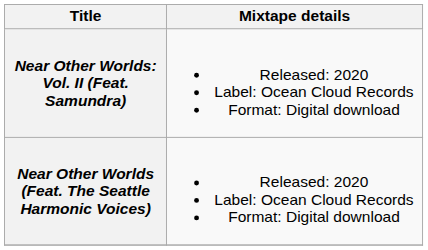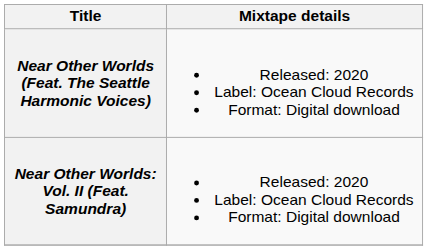rows swapped: (86, 191) <-> (86, 83)
